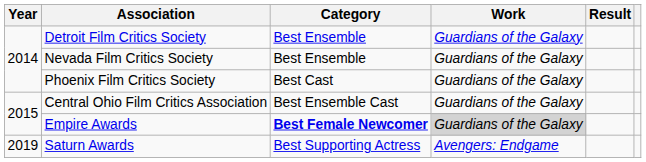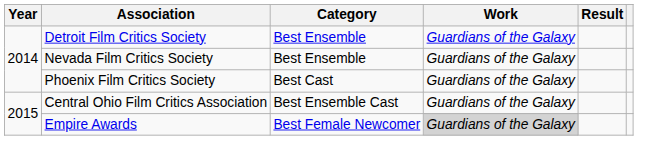(351, 124) bold -> (347, 124) normal
- row: (89, 146)
